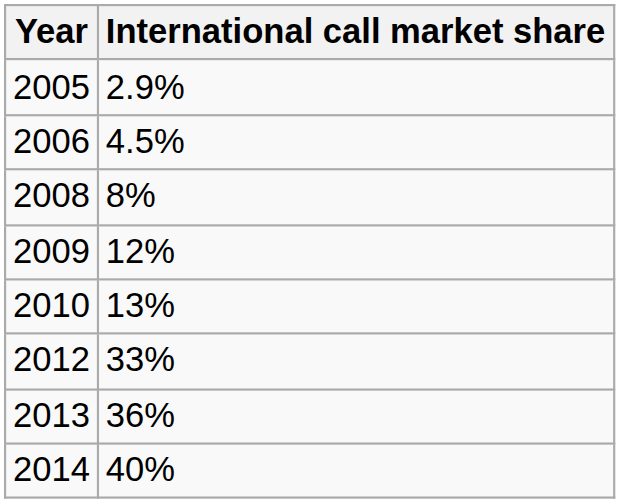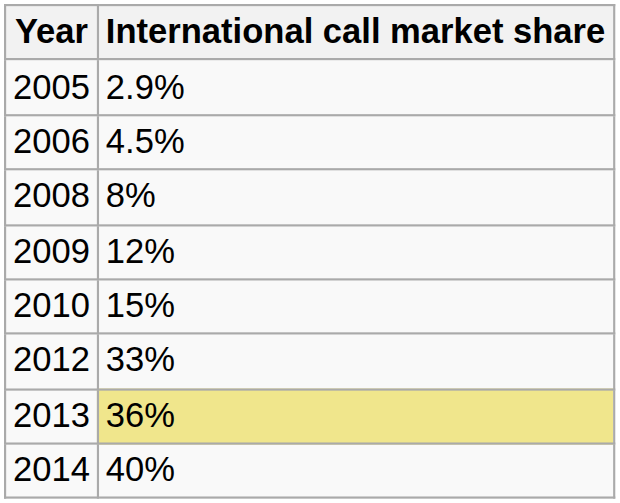(140, 305) 13% -> (140, 305) 15%
(140, 415) no background -> (140, 415) khaki background
